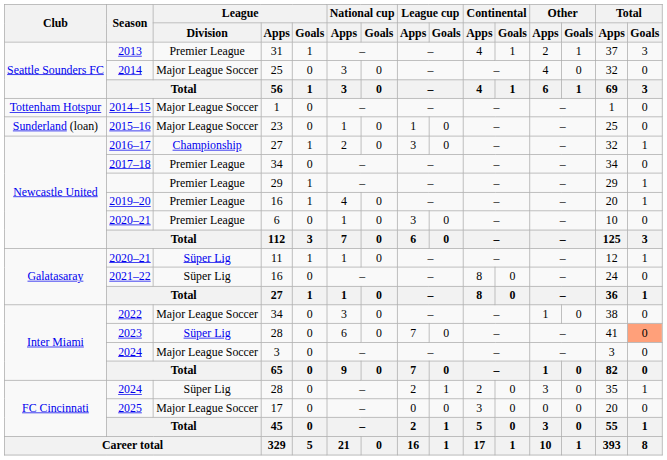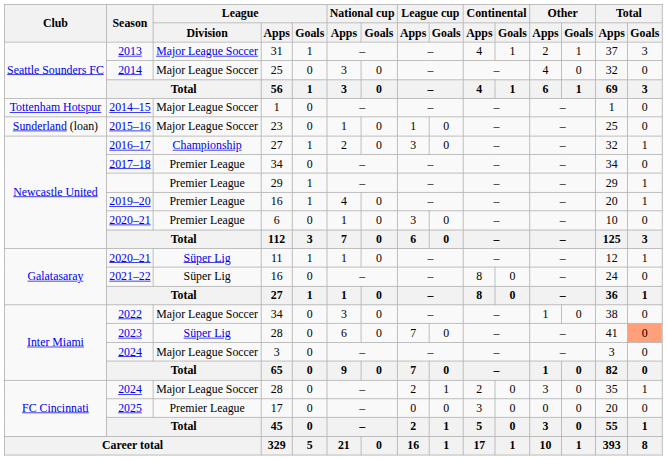(207, 51) Premier League -> (207, 51) Major League Soccer
(207, 389) Süper Lig -> (207, 389) Major League Soccer
(207, 408) Major League Soccer -> (207, 408) Premier League
